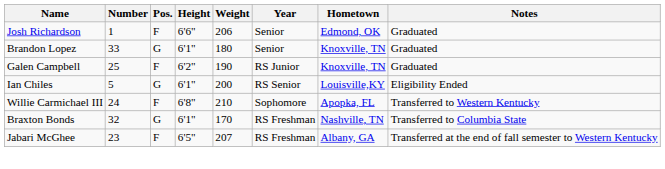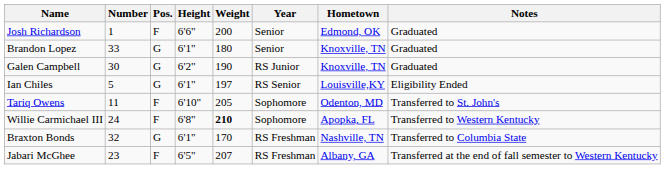(224, 31) 206 -> (224, 31) 200
(114, 66) 25 -> (114, 66) 30
(156, 66) F -> (157, 66) G
(224, 84) 200 -> (224, 84) 197
+ row: (36, 102)
(224, 102) normal -> (224, 119) bold
